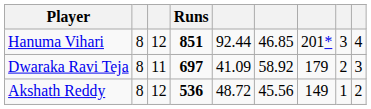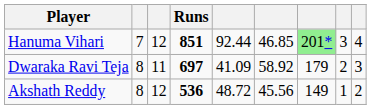(140, 41) 8 -> (140, 41) 7
(317, 41) no background -> (317, 41) lightgreen background
